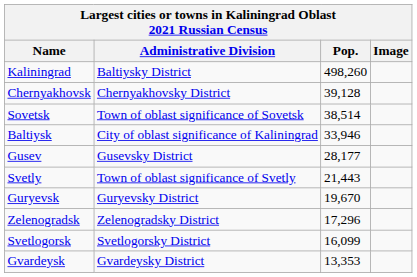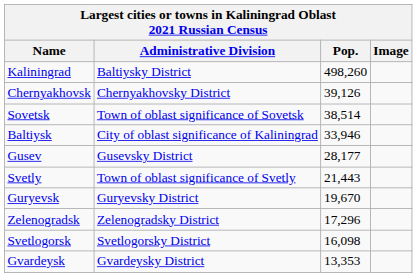(342, 93) 39,128 -> (342, 93) 39,126
(342, 240) 16,099 -> (342, 240) 16,098
